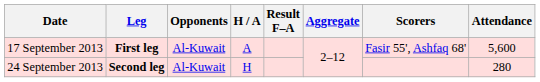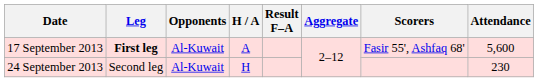(137, 67) bold -> (136, 67) normal
(502, 67) 280 -> (501, 67) 230
